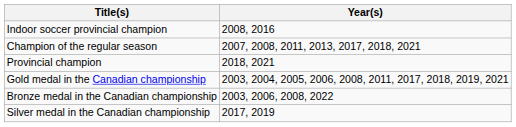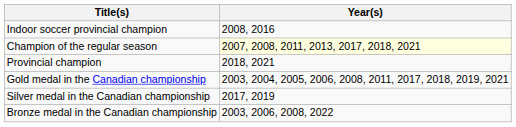(321, 46) no background -> (321, 46) lightyellow background
rows swapped: (108, 113) <-> (112, 96)
